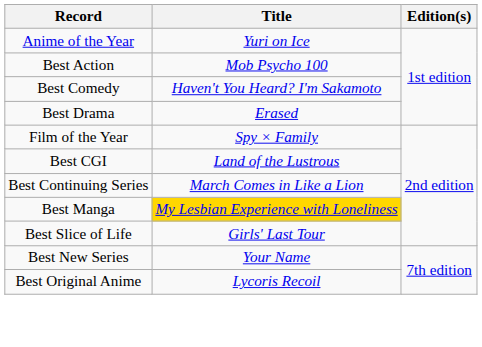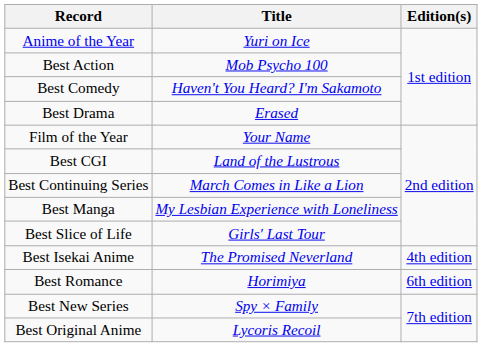(277, 137) Spy × Family -> (277, 137) Your Name
(277, 209) gold background -> (277, 209) no background
+ row: (78, 257)
+ row: (78, 281)
(277, 257) Your Name -> (277, 305) Spy × Family
